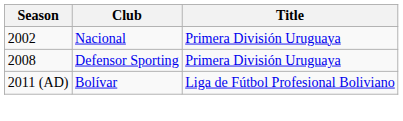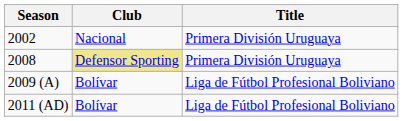(127, 60) no background -> (127, 60) khaki background
+ row: (33, 82)
